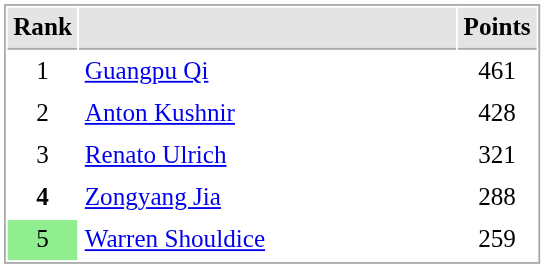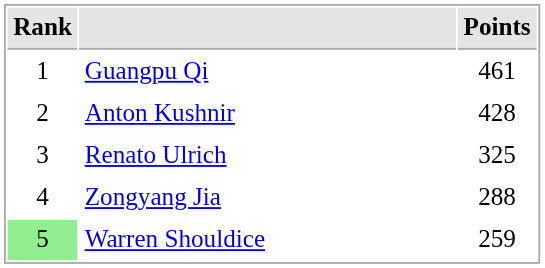(497, 155) 321 -> (497, 155) 325
(43, 197) bold -> (43, 197) normal
